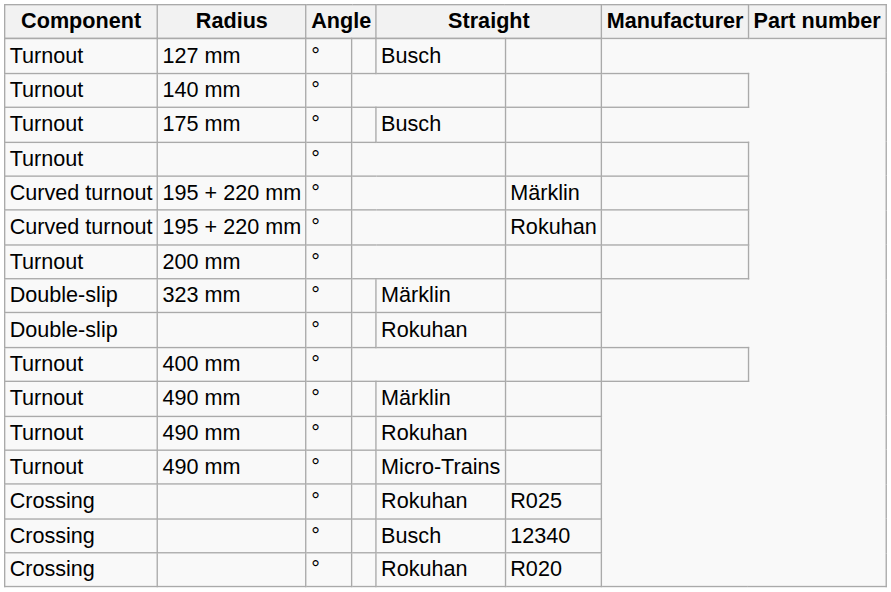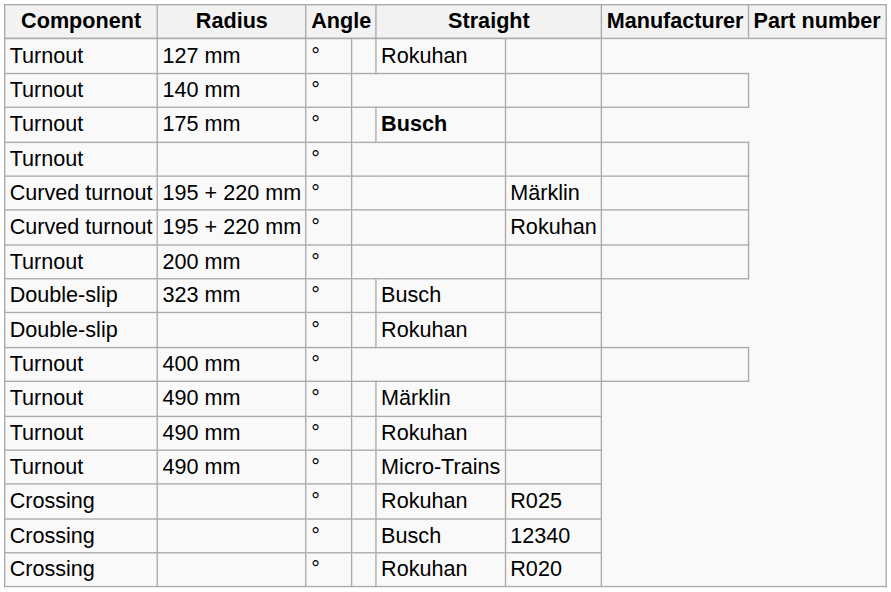(411, 55) Busch -> (424, 55) Rokuhan
(411, 124) normal -> (414, 124) bold
(416, 295) Märklin -> (411, 295) Busch
